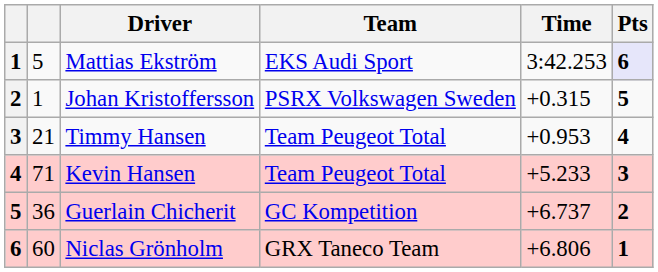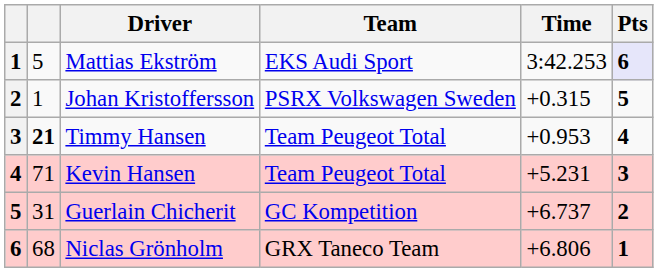(43, 136) normal -> (43, 136) bold
(558, 173) +5.233 -> (558, 173) +5.231
(43, 211) 36 -> (43, 211) 31
(43, 249) 60 -> (43, 249) 68
